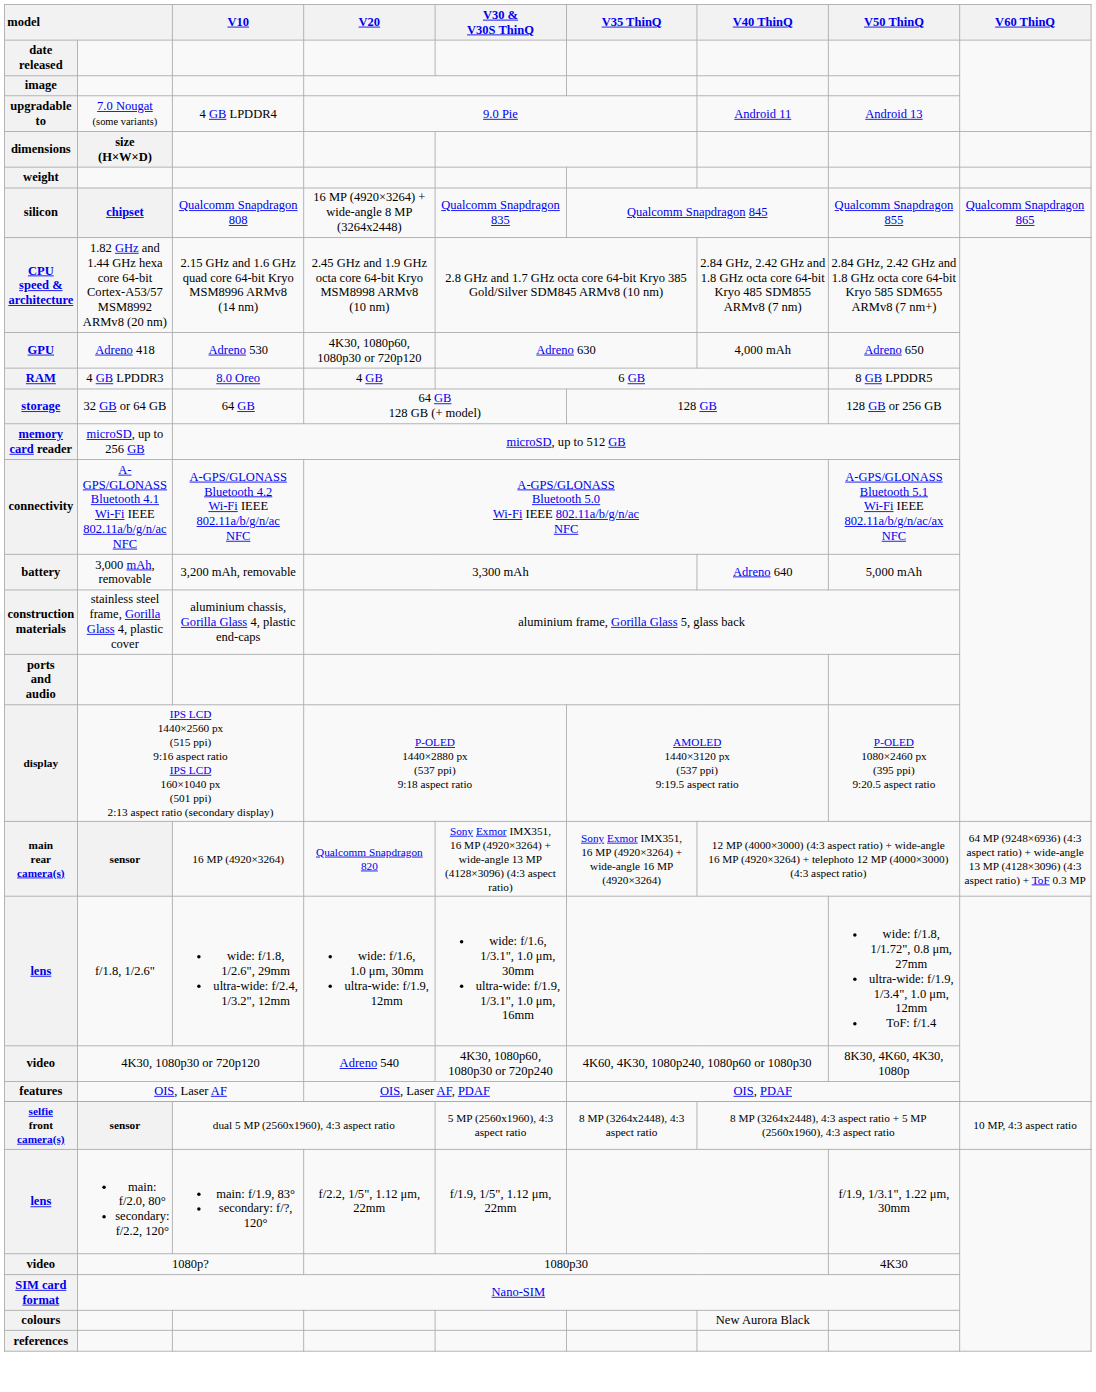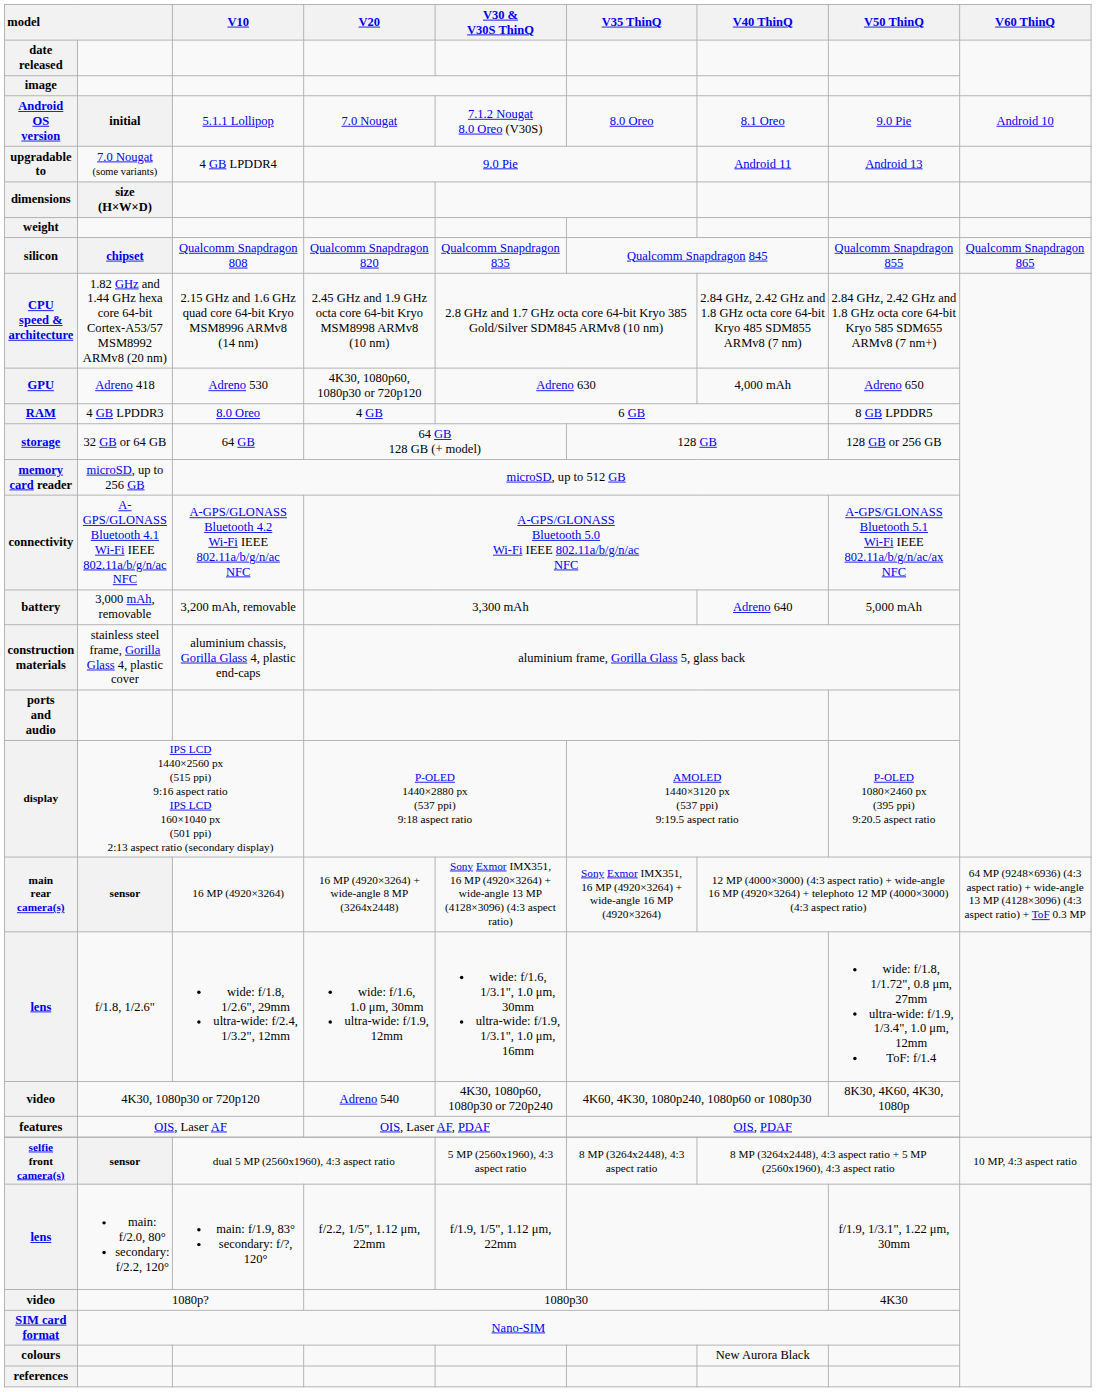+ row: (41, 121)
(369, 213) 16 MP (4920×3264) + wide-angle 8 MP (3264x2448) -> (369, 255) Qualcomm Snapdragon 820
(369, 859) Qualcomm Snapdragon 820 -> (369, 894) 16 MP (4920×3264) + wide-angle 8 MP (3264x2448)
